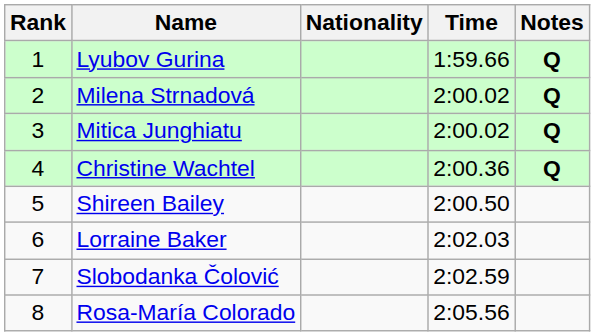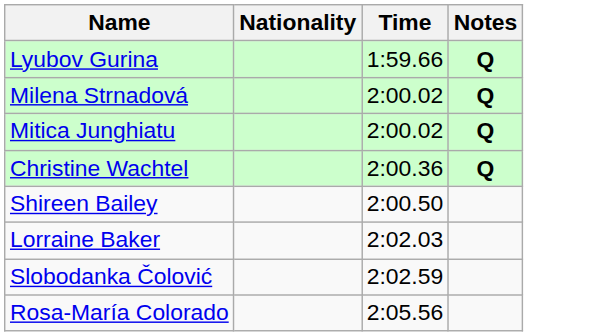- column: (38, 22)
